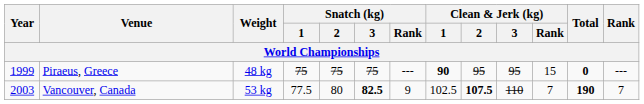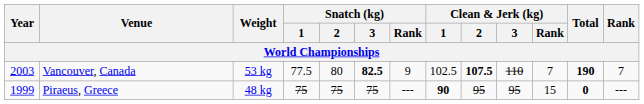rows swapped: (89, 90) <-> (80, 71)
